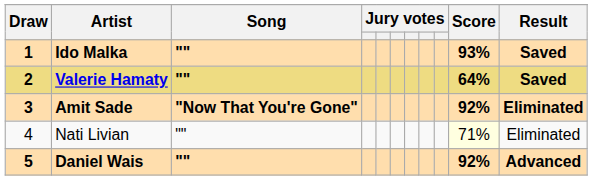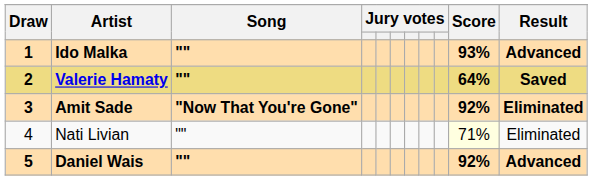(543, 53) Saved -> (543, 53) Advanced
